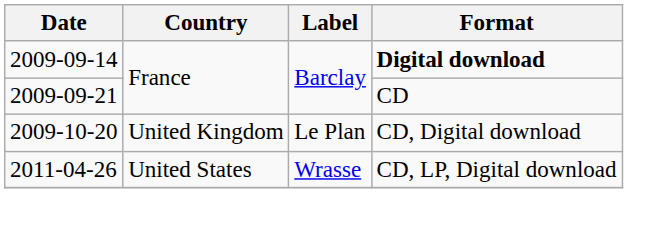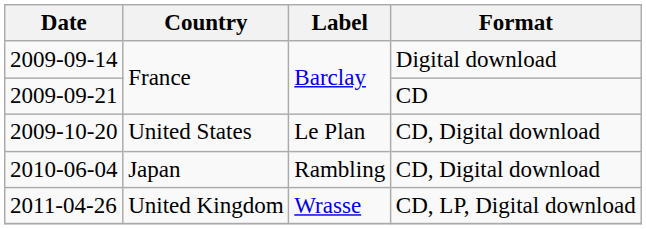(461, 59) bold -> (476, 59) normal
(206, 132) United Kingdom -> (190, 132) United States
+ row: (64, 168)
(190, 168) United States -> (206, 205) United Kingdom
